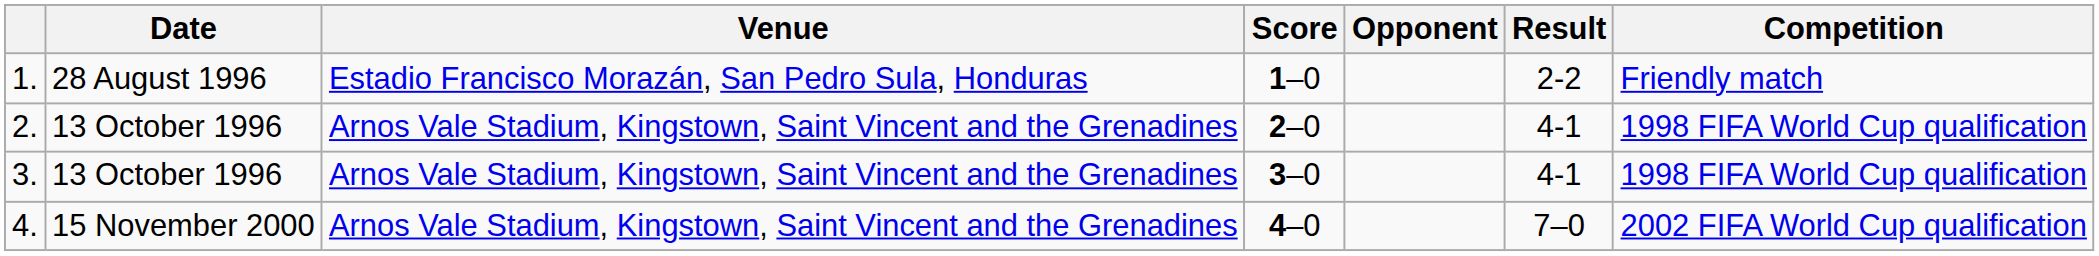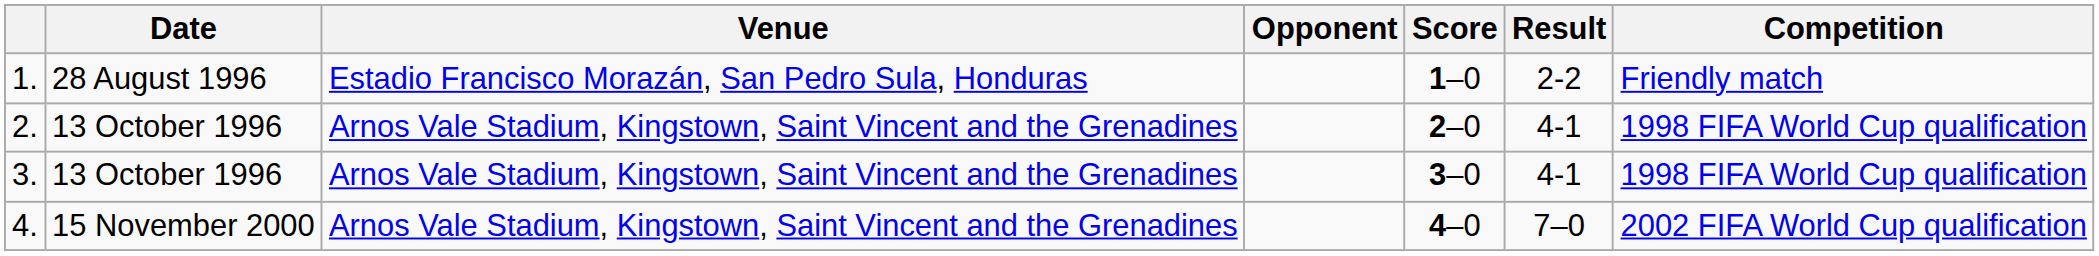columns swapped: (1425, 28) <-> (1295, 28)
